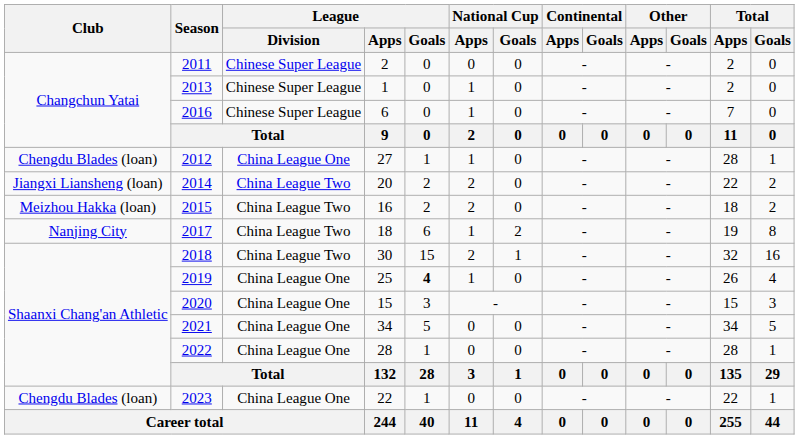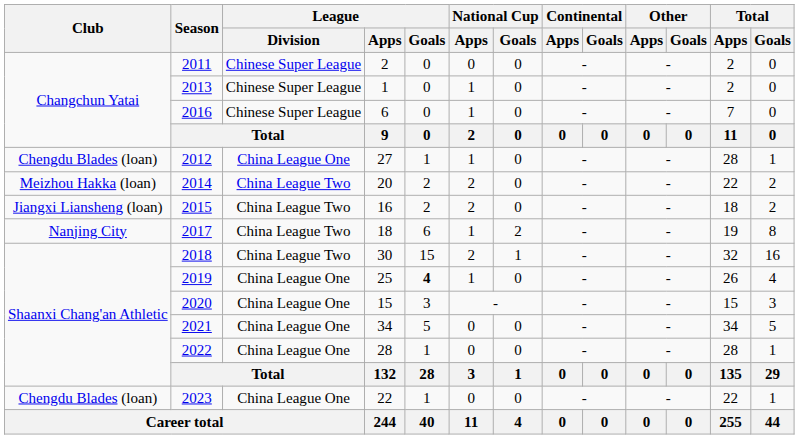(88, 183) Jiangxi Liansheng (loan) -> (88, 183) Meizhou Hakka (loan)
(88, 207) Meizhou Hakka (loan) -> (88, 207) Jiangxi Liansheng (loan)
